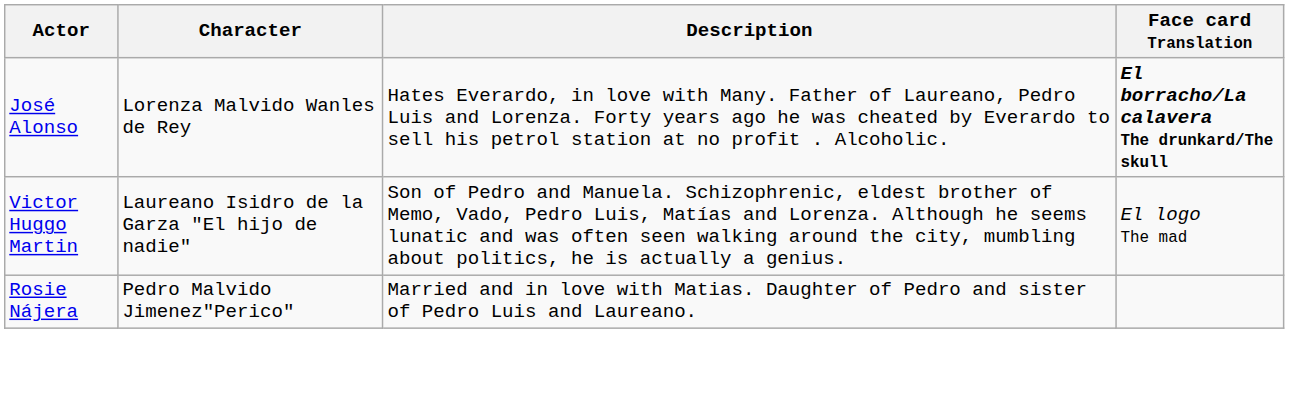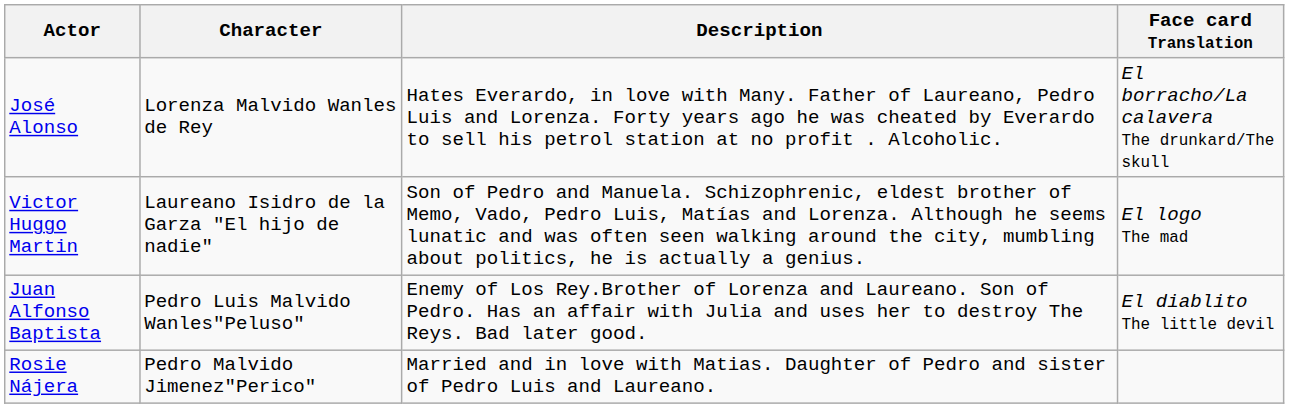(1197, 118) bold -> (1198, 117) normal
+ row: (55, 312)
